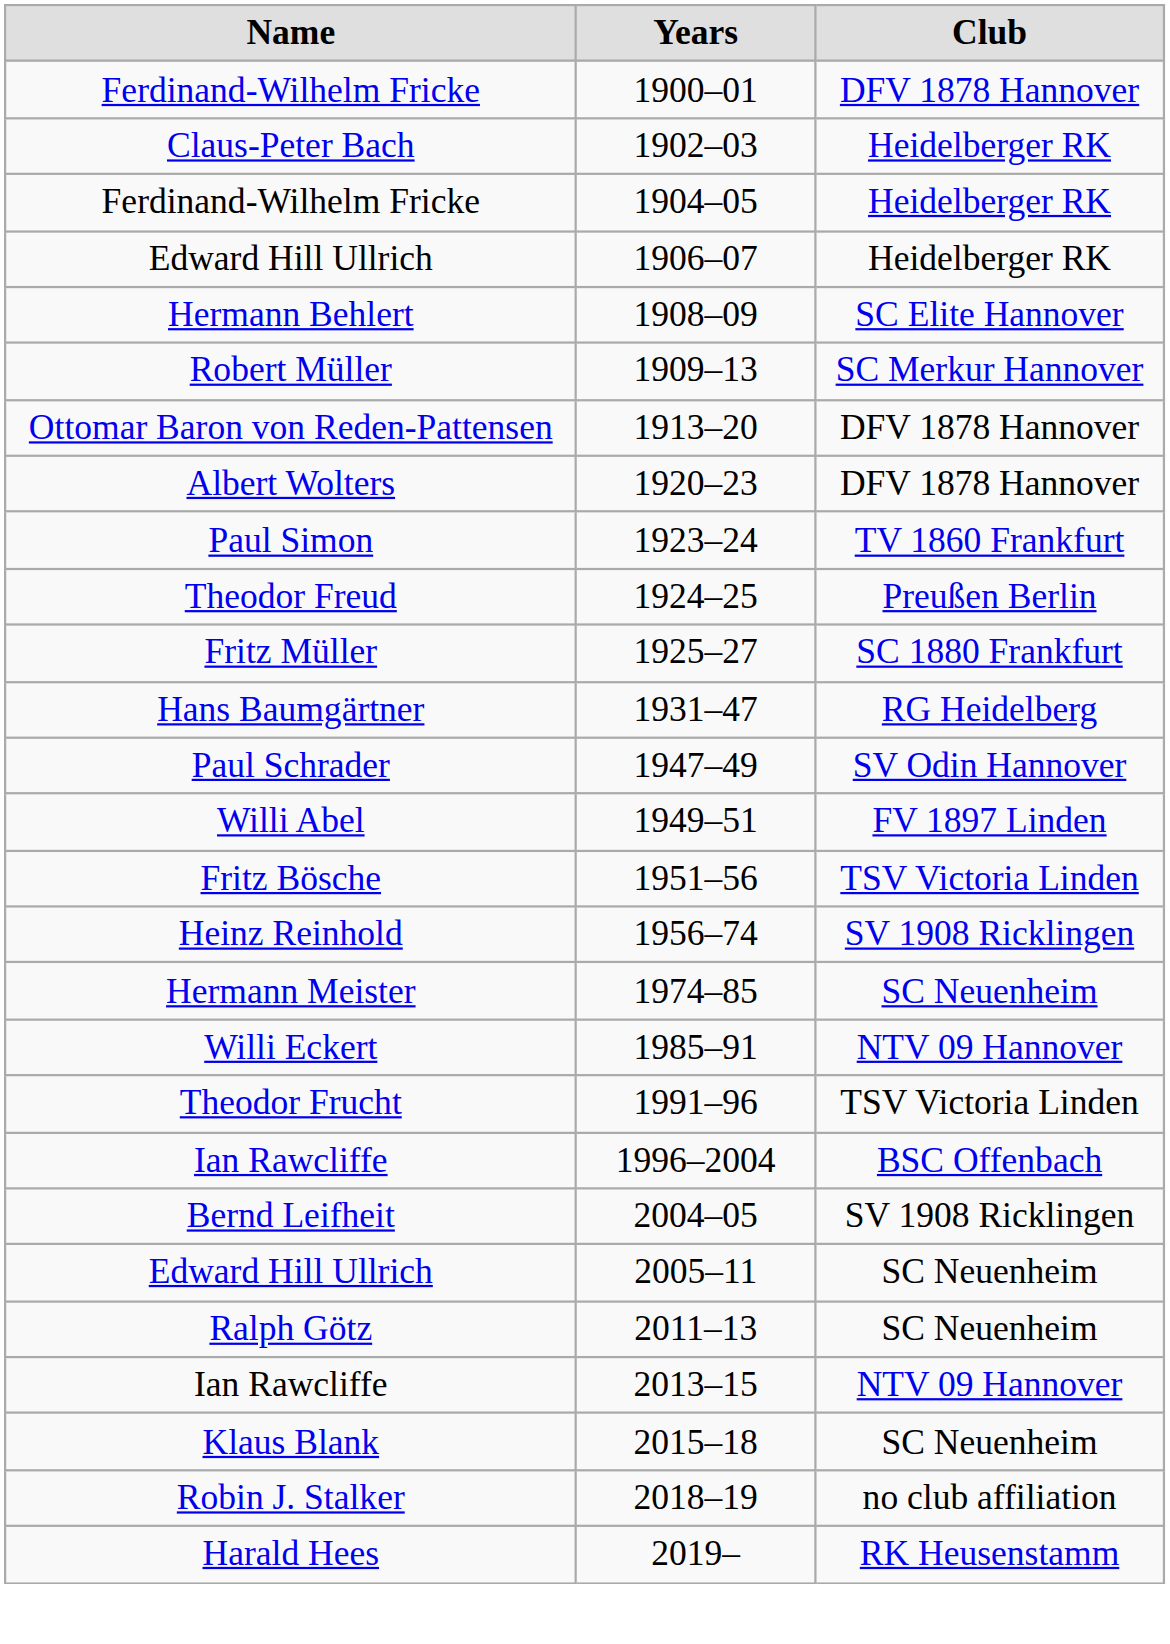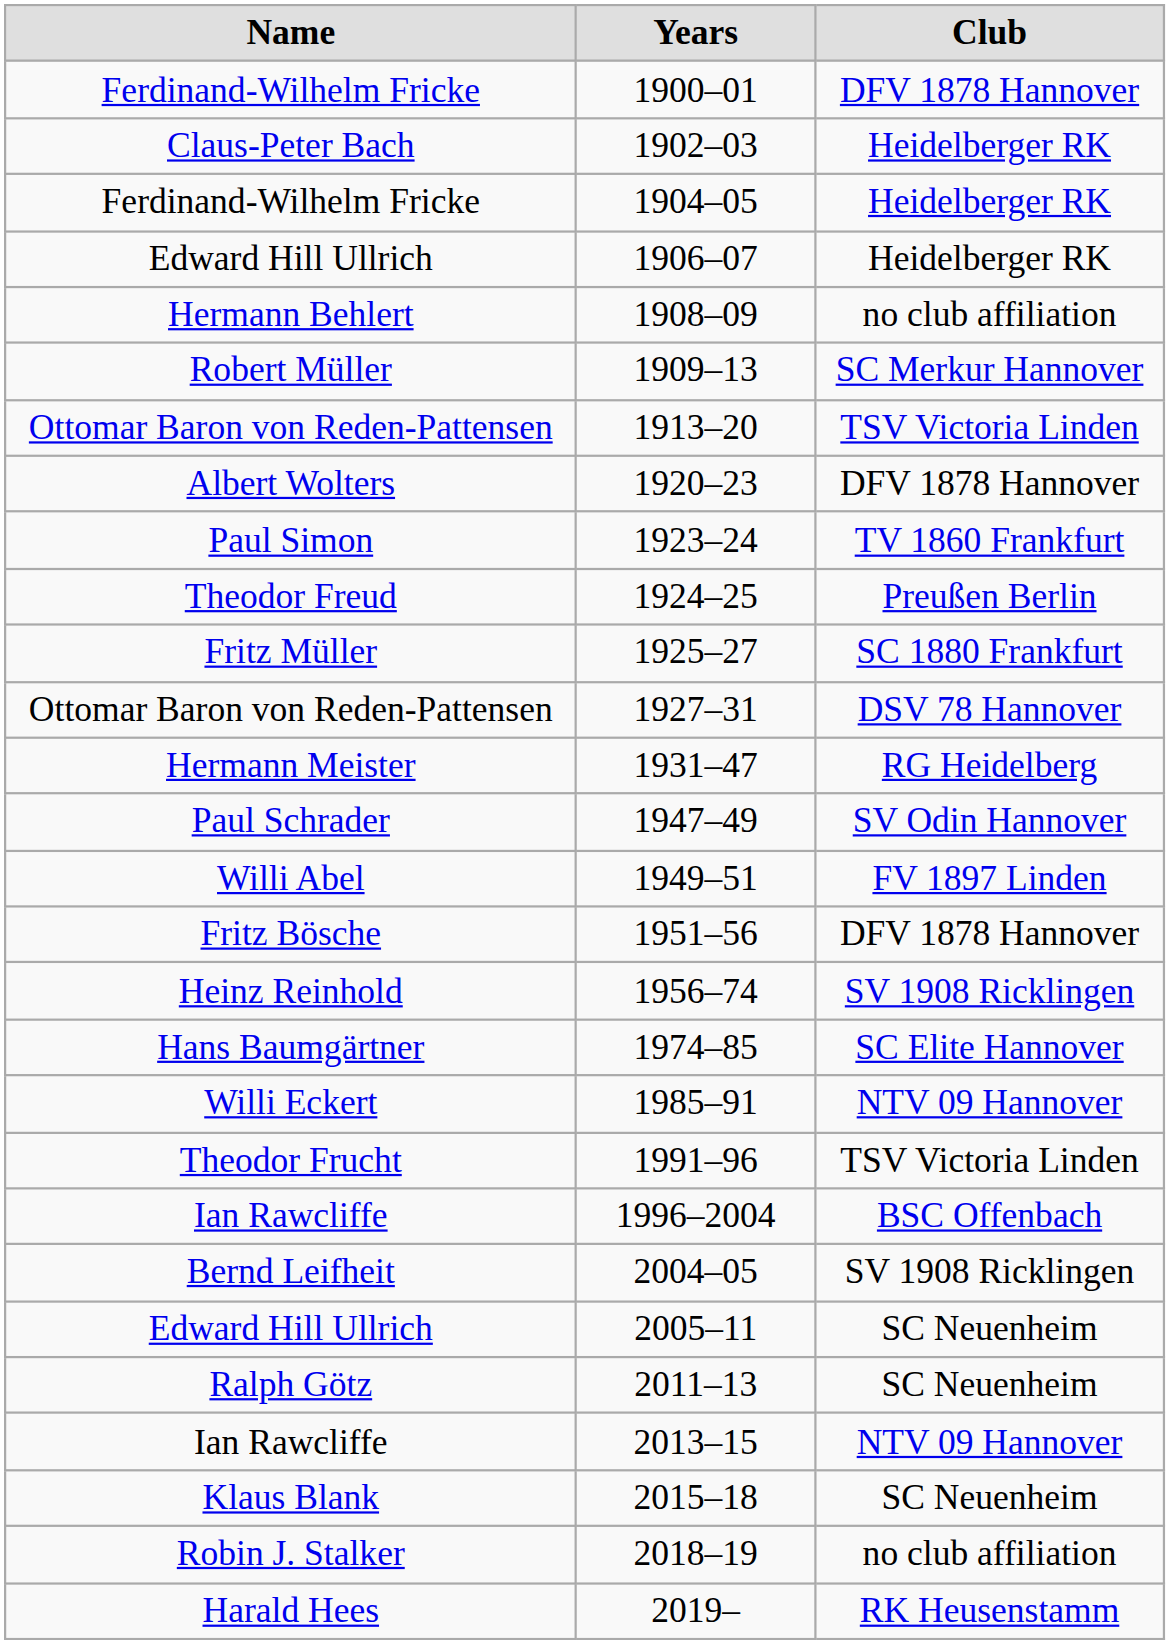(990, 314) SC Elite Hannover -> (990, 314) no club affiliation
(990, 426) DFV 1878 Hannover -> (990, 426) TSV Victoria Linden
+ row: (696, 708)
(291, 708) Hans Baumgärtner -> (291, 764) Hermann Meister
(990, 877) TSV Victoria Linden -> (990, 933) DFV 1878 Hannover
(291, 990) Hermann Meister -> (291, 1046) Hans Baumgärtner
(990, 990) SC Neuenheim -> (990, 1046) SC Elite Hannover
